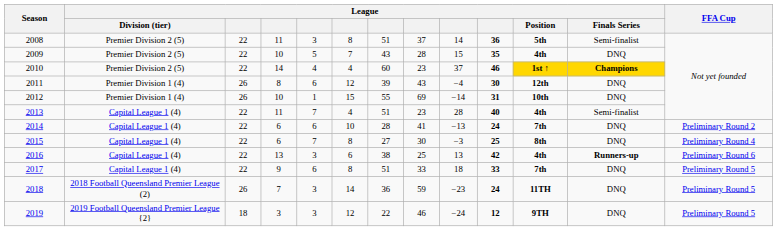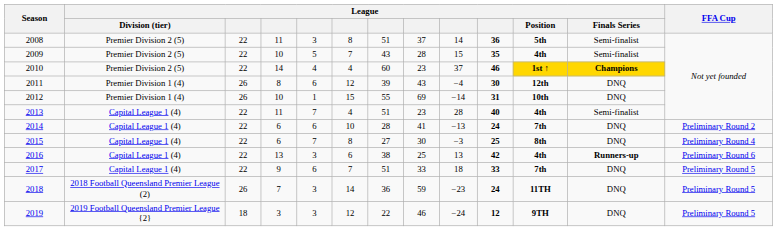(616, 54) DNQ -> (616, 54) Semi-finalist
(350, 169) 8 -> (350, 169) 7
